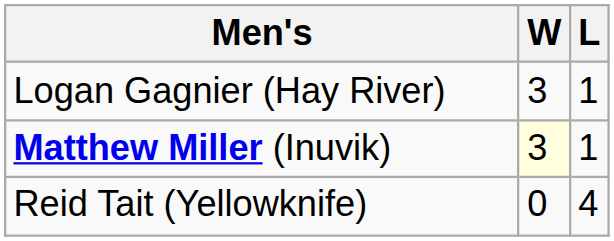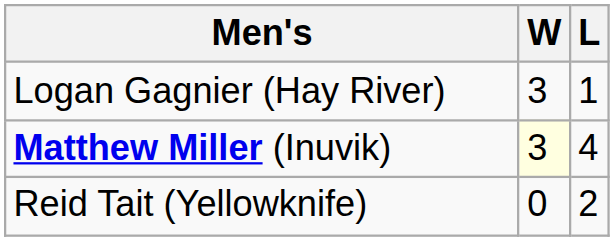(588, 147) 1 -> (588, 147) 4
(588, 205) 4 -> (588, 205) 2
